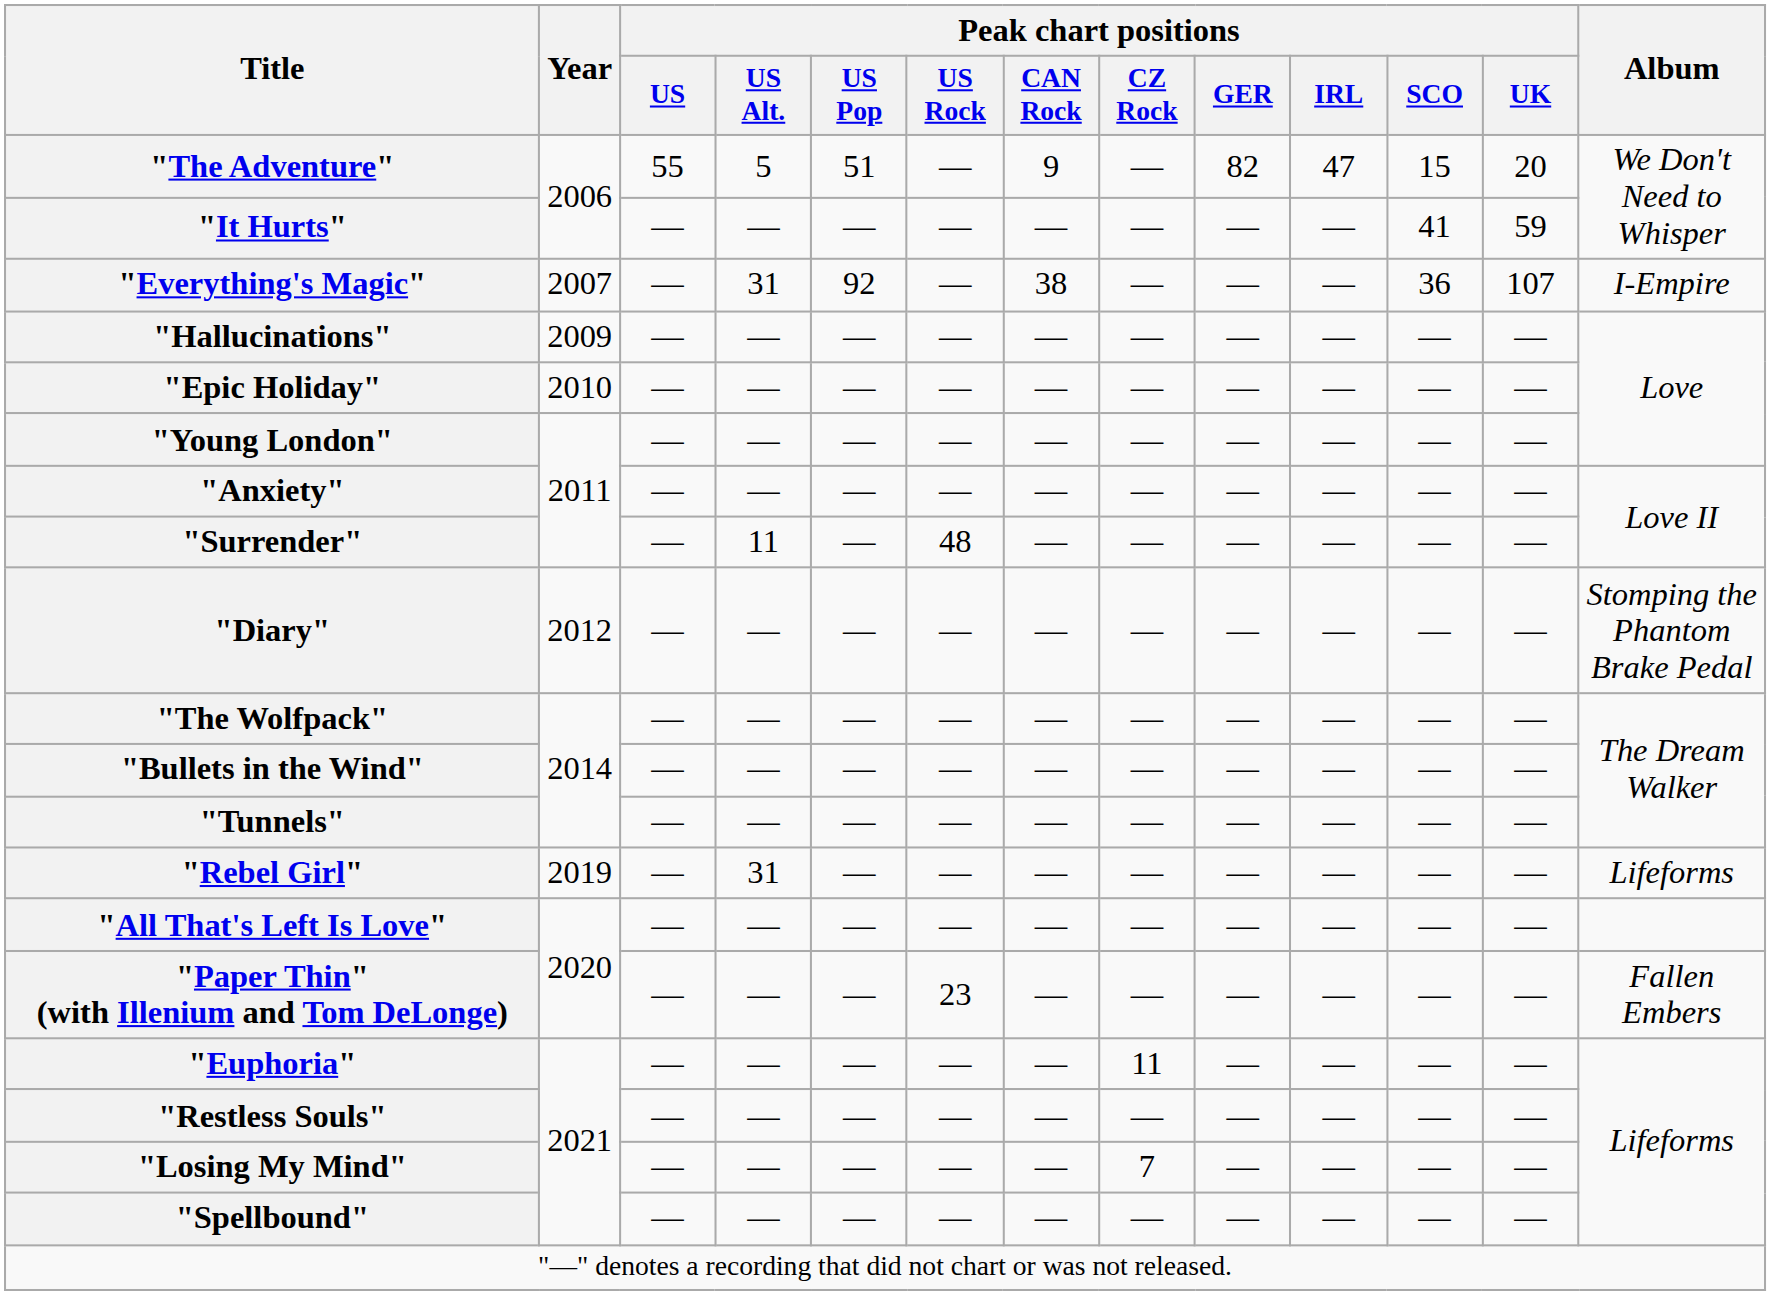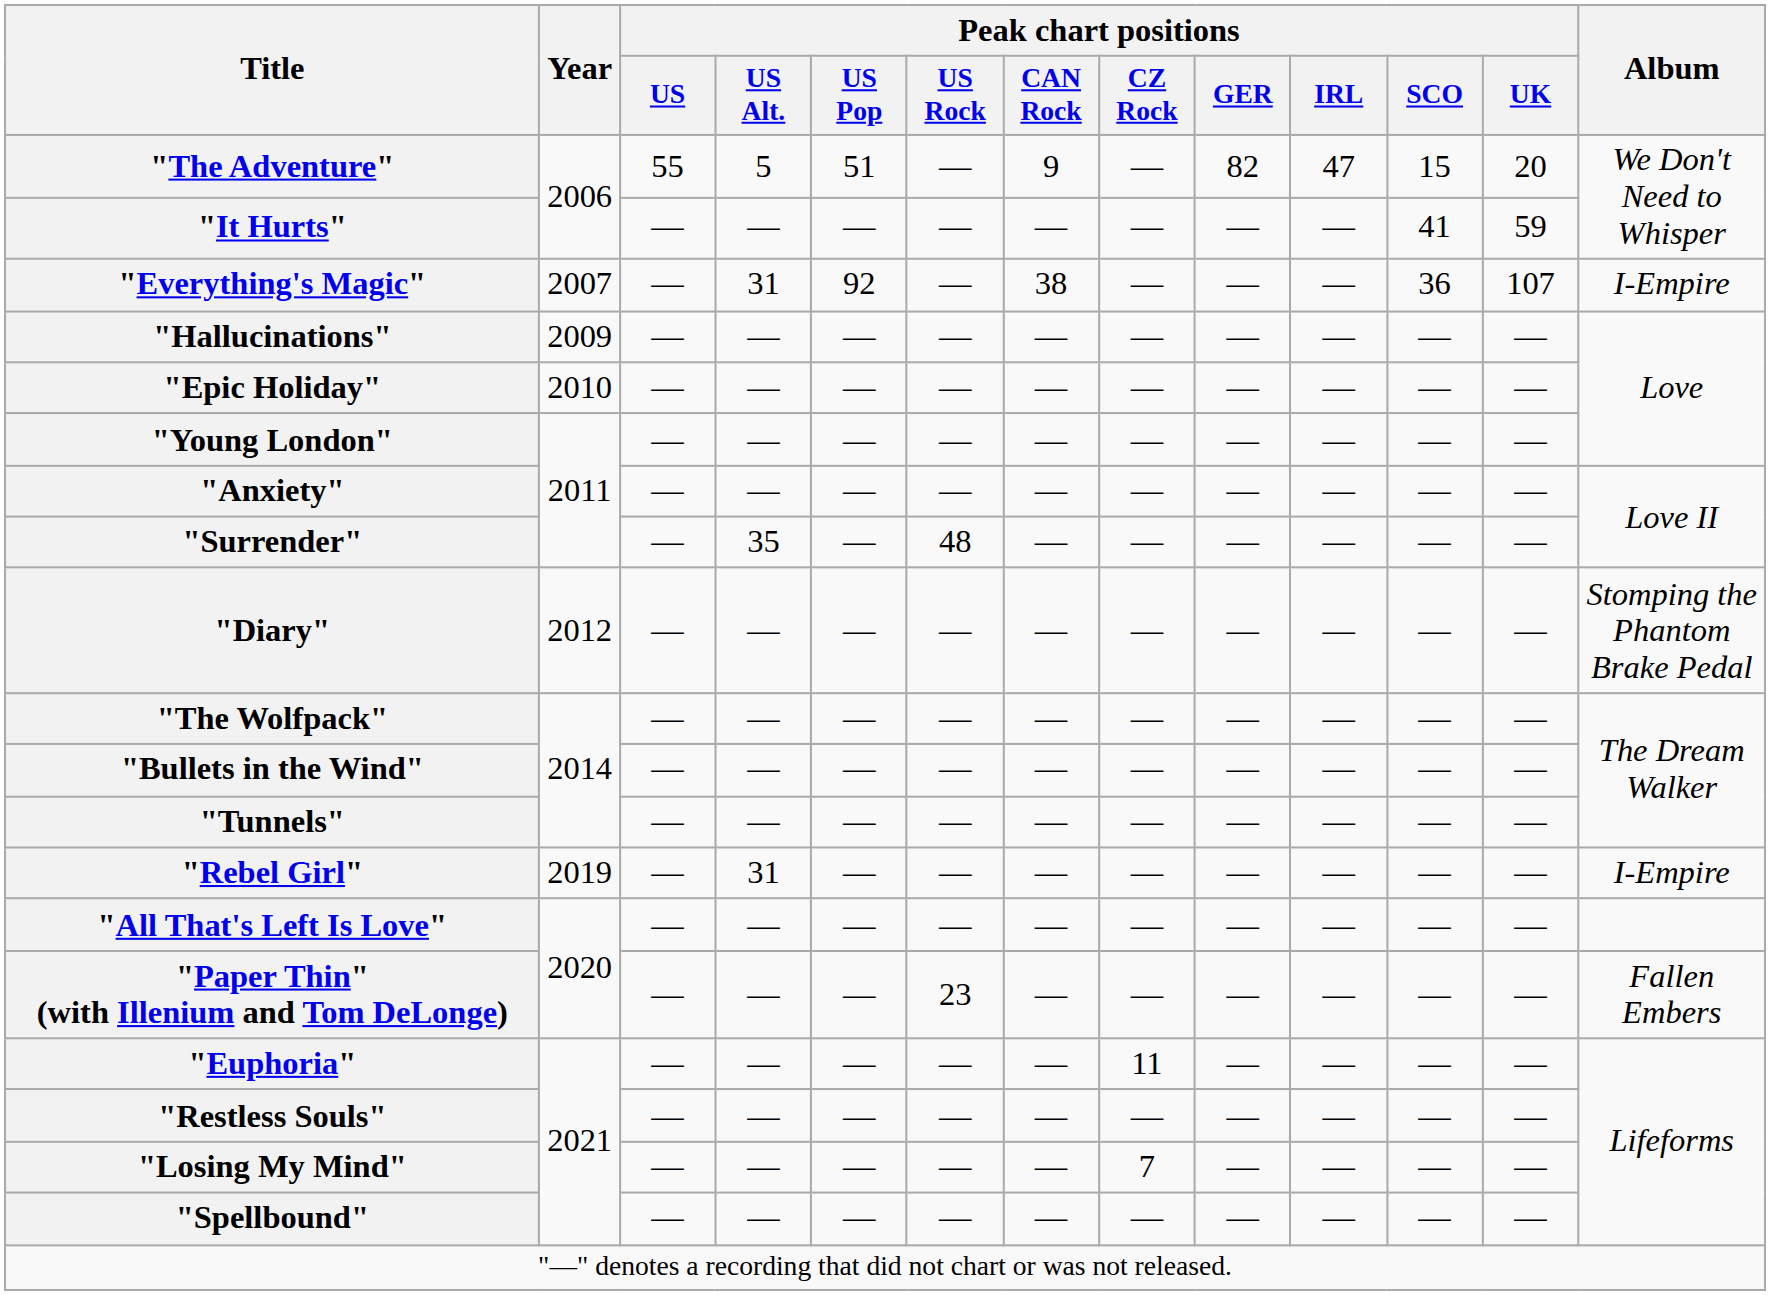(763, 541) 11 -> (763, 541) 35
(1672, 872) Lifeforms -> (1672, 872) I-Empire
